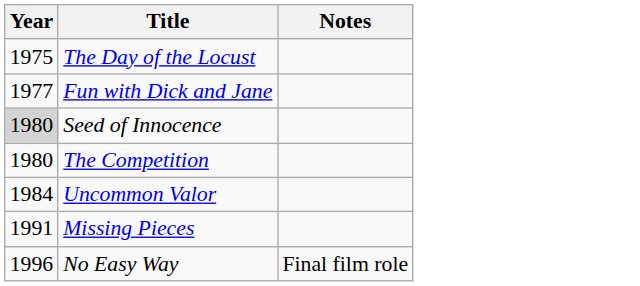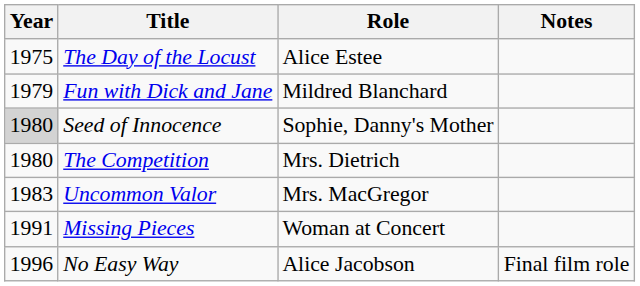+ column: (388, 21)
(31, 90) 1977 -> (31, 90) 1979
(31, 194) 1984 -> (31, 194) 1983
